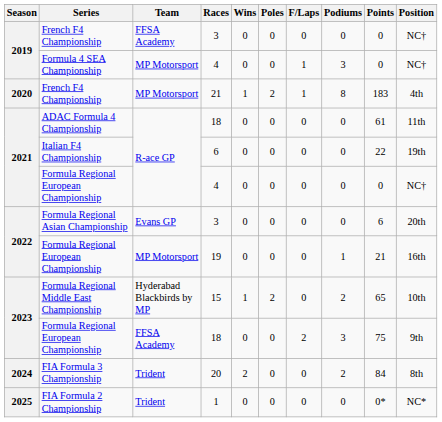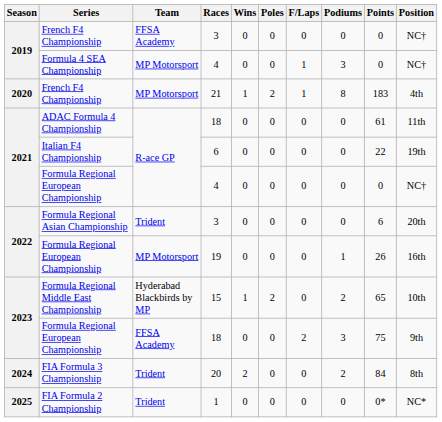(156, 221) Evans GP -> (150, 221) Trident
(380, 256) 21 -> (380, 256) 26
